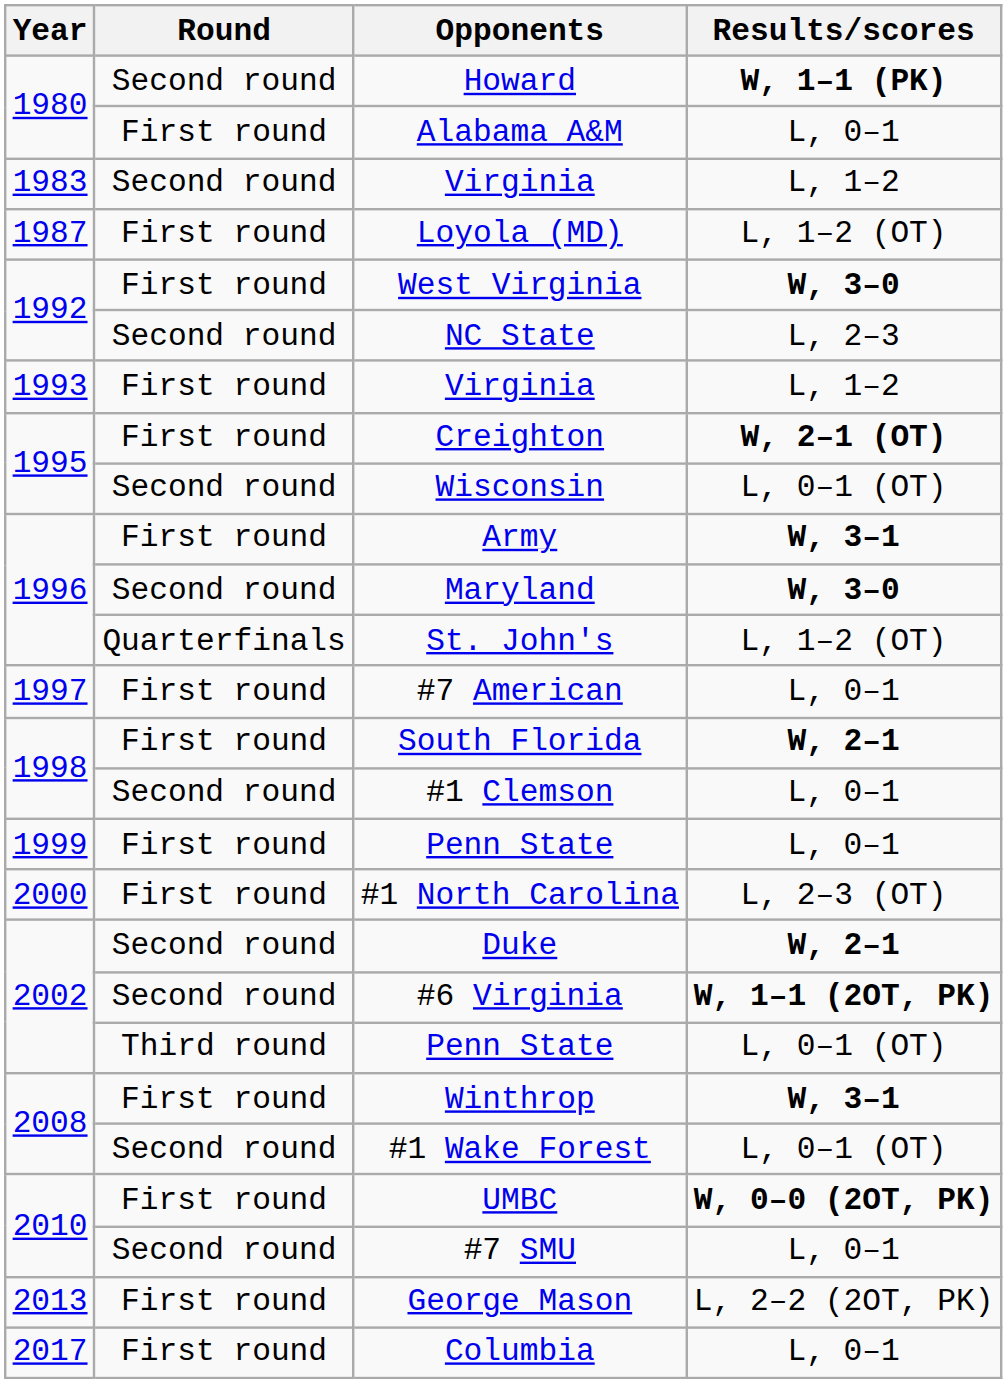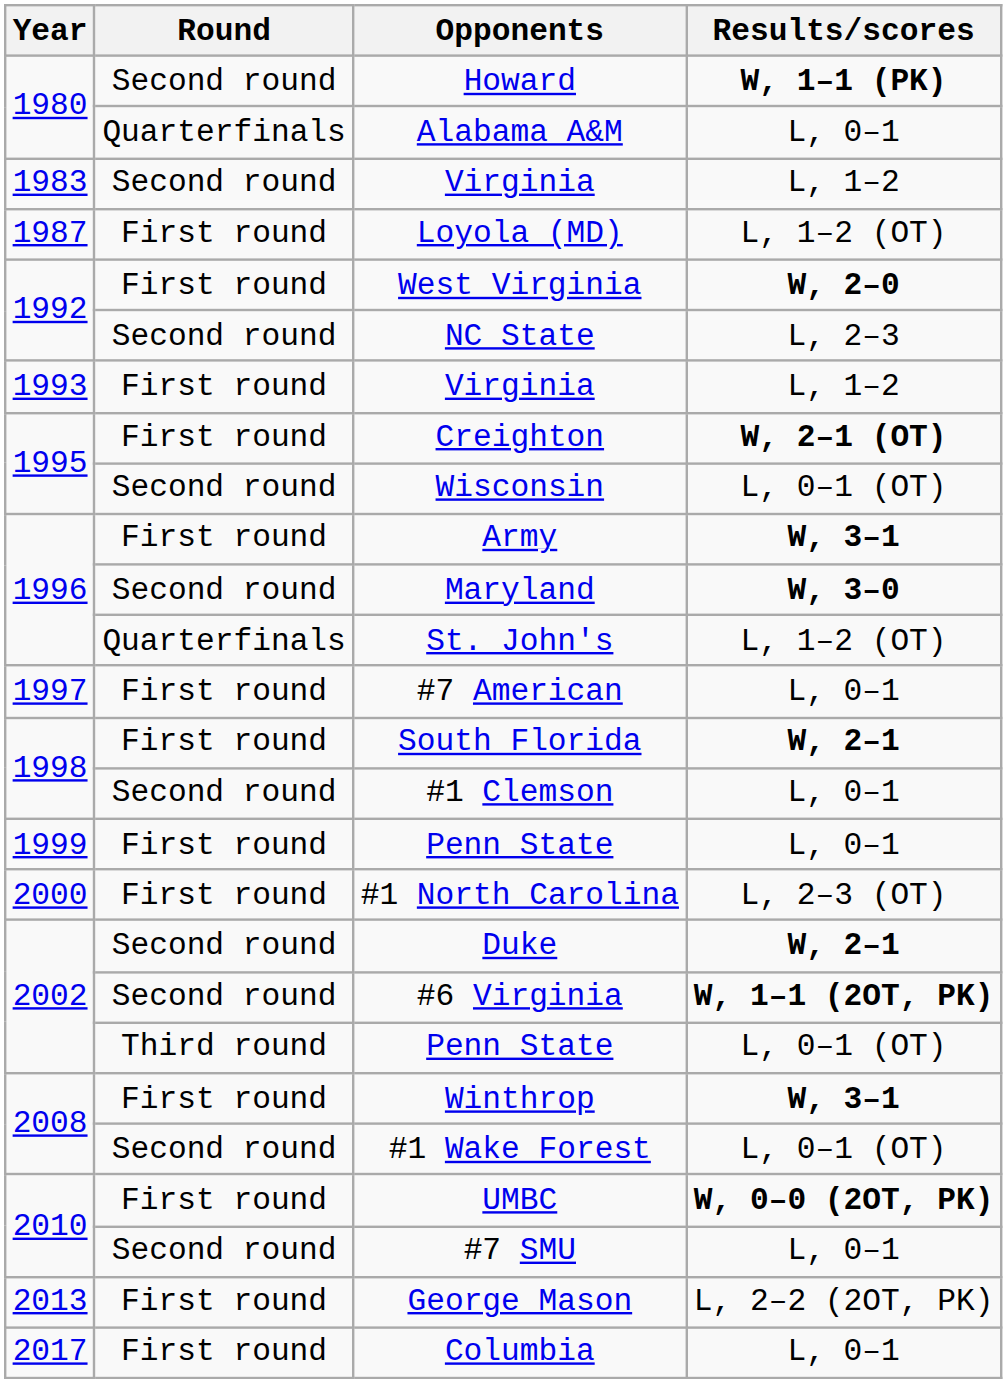(224, 132) First round -> (224, 132) Quarterfinals
(844, 285) W, 3–0 -> (844, 285) W, 2–0
